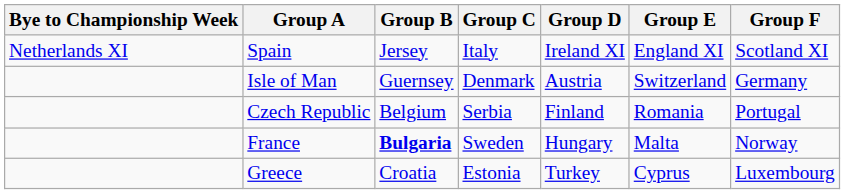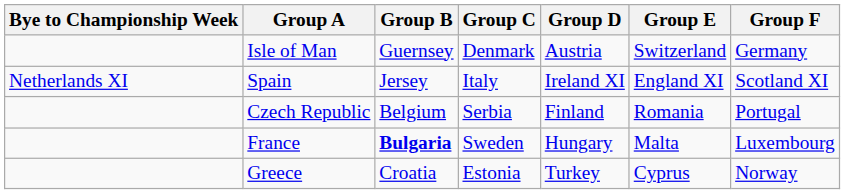rows swapped: (269, 50) <-> (292, 81)
(766, 142) Norway -> (785, 142) Luxembourg
(785, 173) Luxembourg -> (766, 173) Norway
